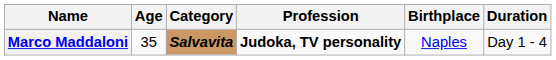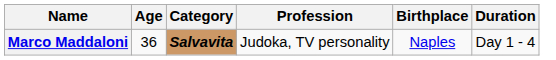(149, 42) 35 -> (149, 42) 36
(321, 42) bold -> (315, 42) normal
